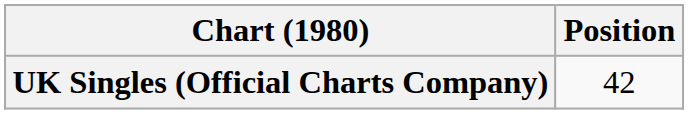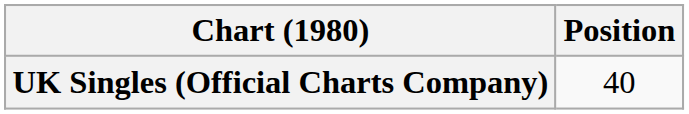(619, 81) 42 -> (619, 81) 40
